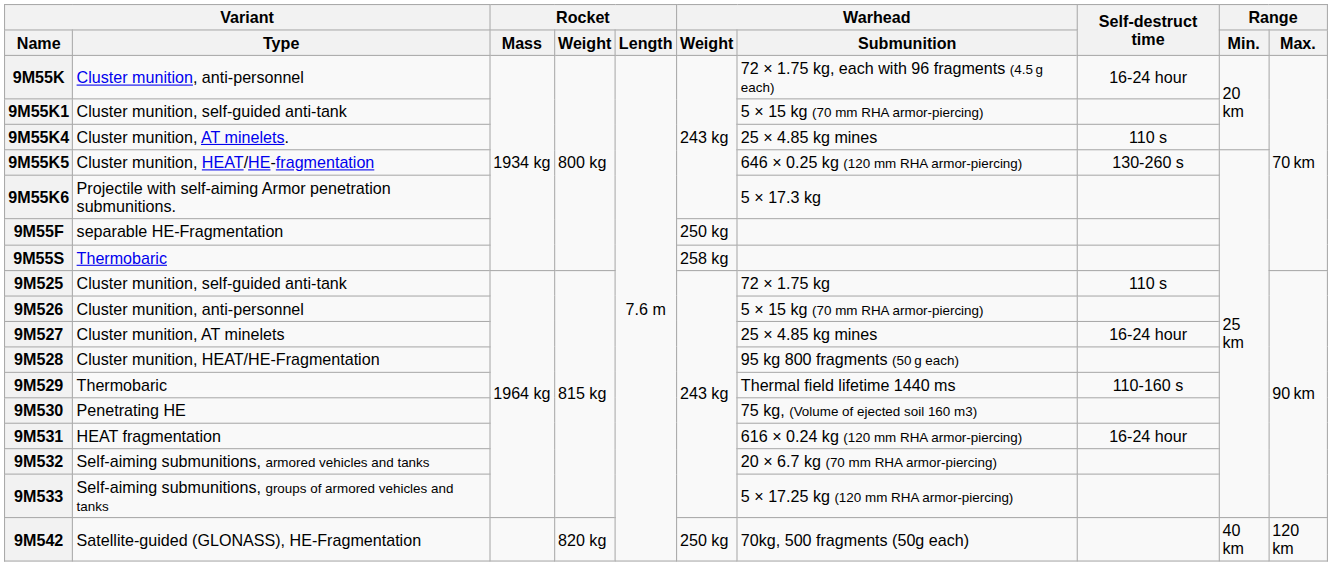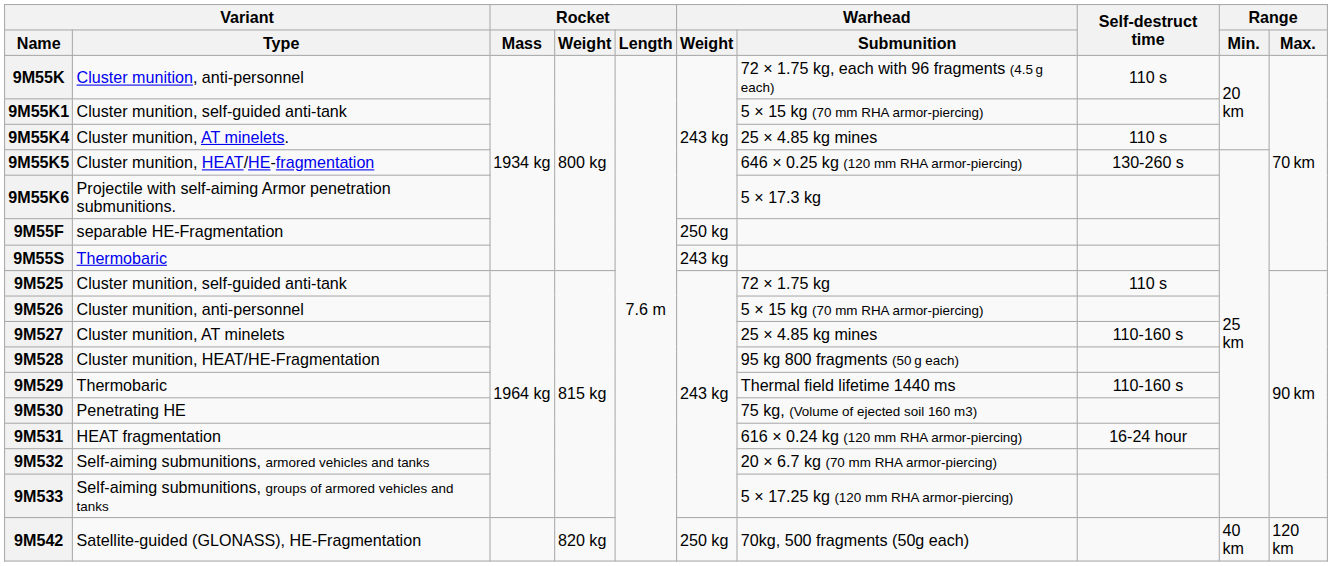(1148, 77) 16-24 hour -> (1148, 77) 110 s
(704, 258) 258 kg -> (704, 258) 243 kg
(1148, 334) 16-24 hour -> (1148, 334) 110-160 s
